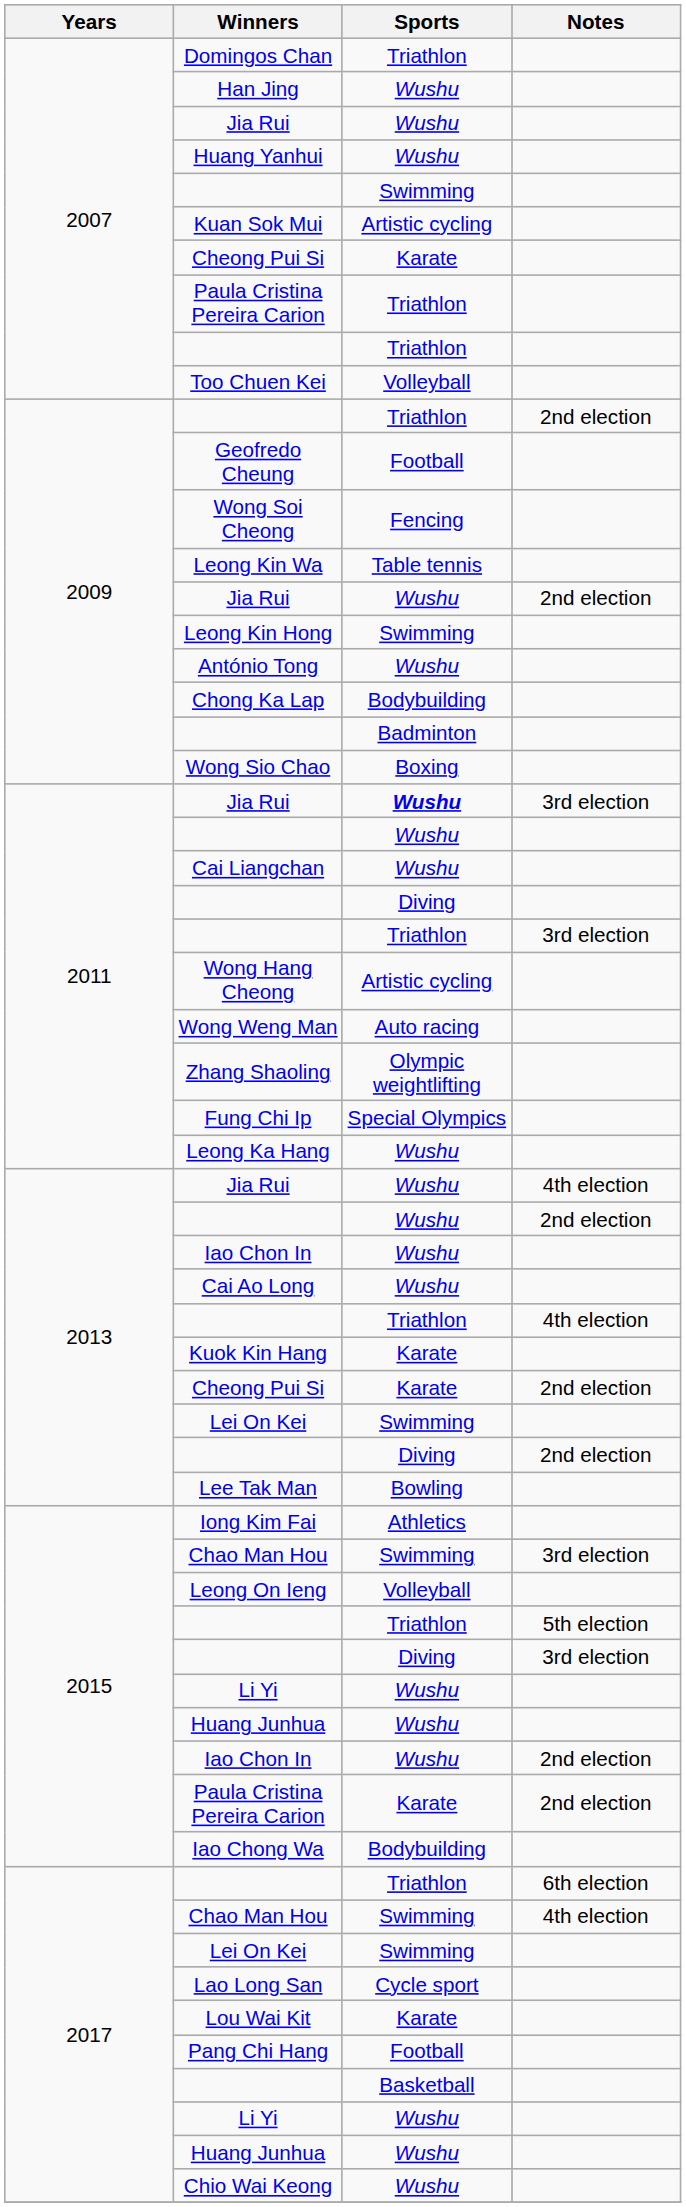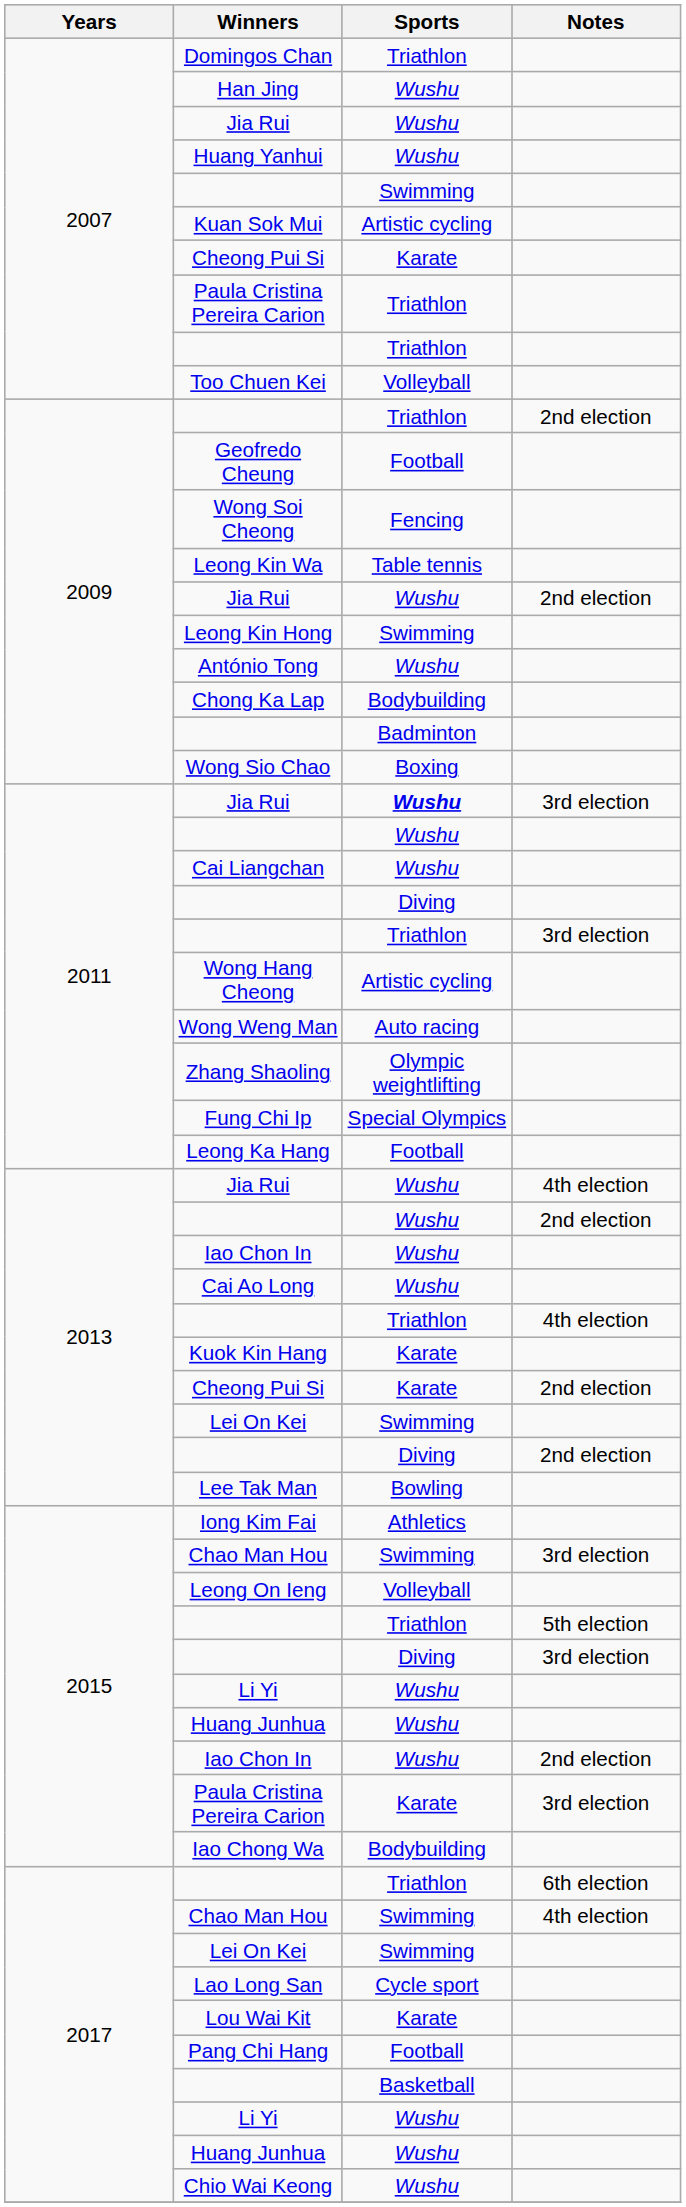(427, 1152) Wushu -> (427, 1152) Football
(596, 1804) 2nd election -> (596, 1804) 3rd election
